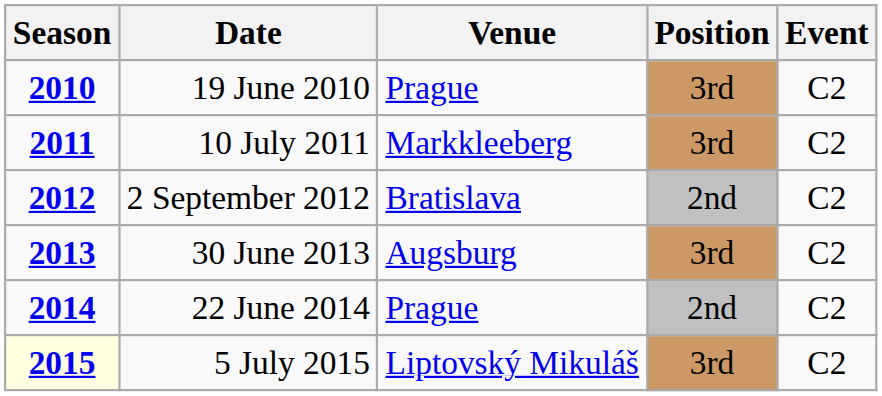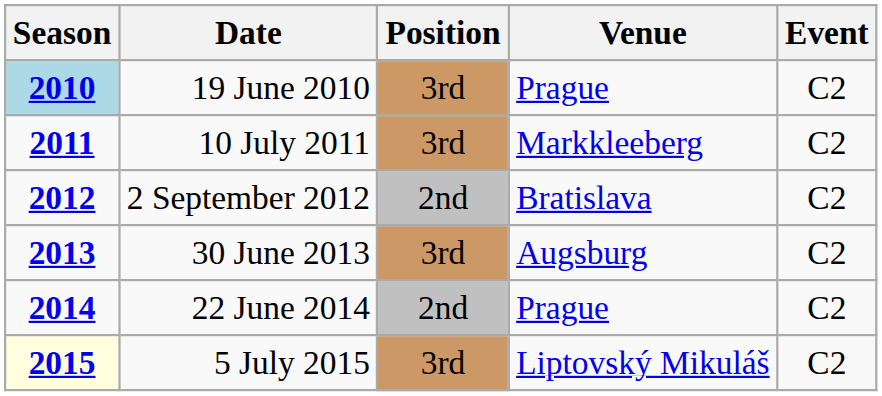columns swapped: (512, 32) <-> (712, 32)
(62, 87) no background -> (62, 87) lightblue background
